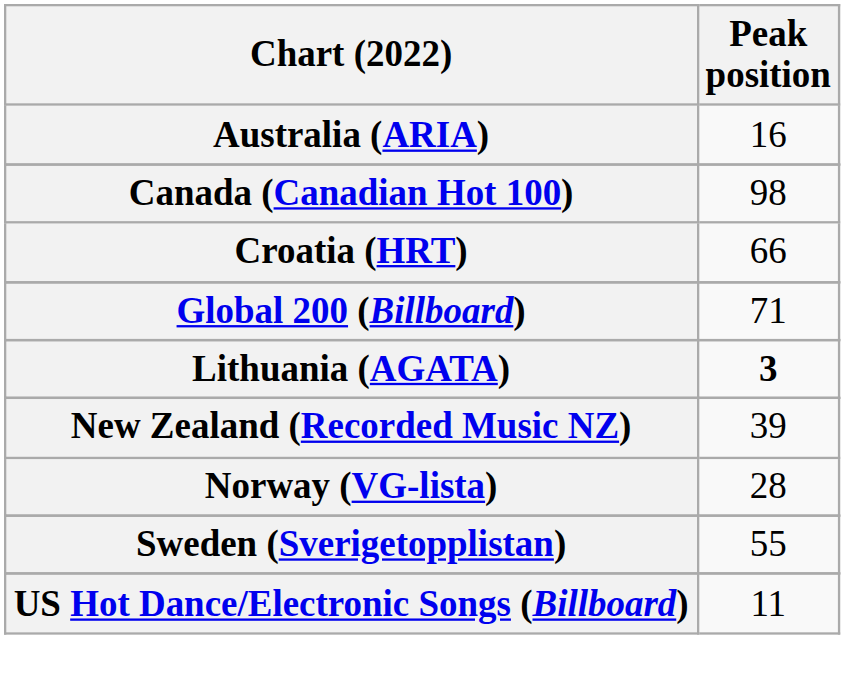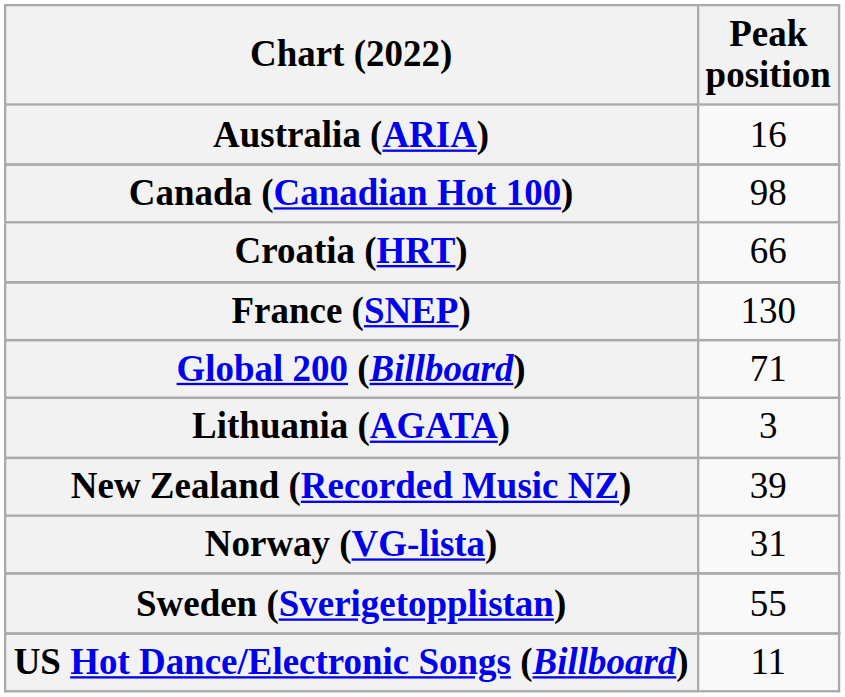+ row: (351, 309)
(768, 368) bold -> (768, 427) normal
(768, 485) 28 -> (768, 544) 31
